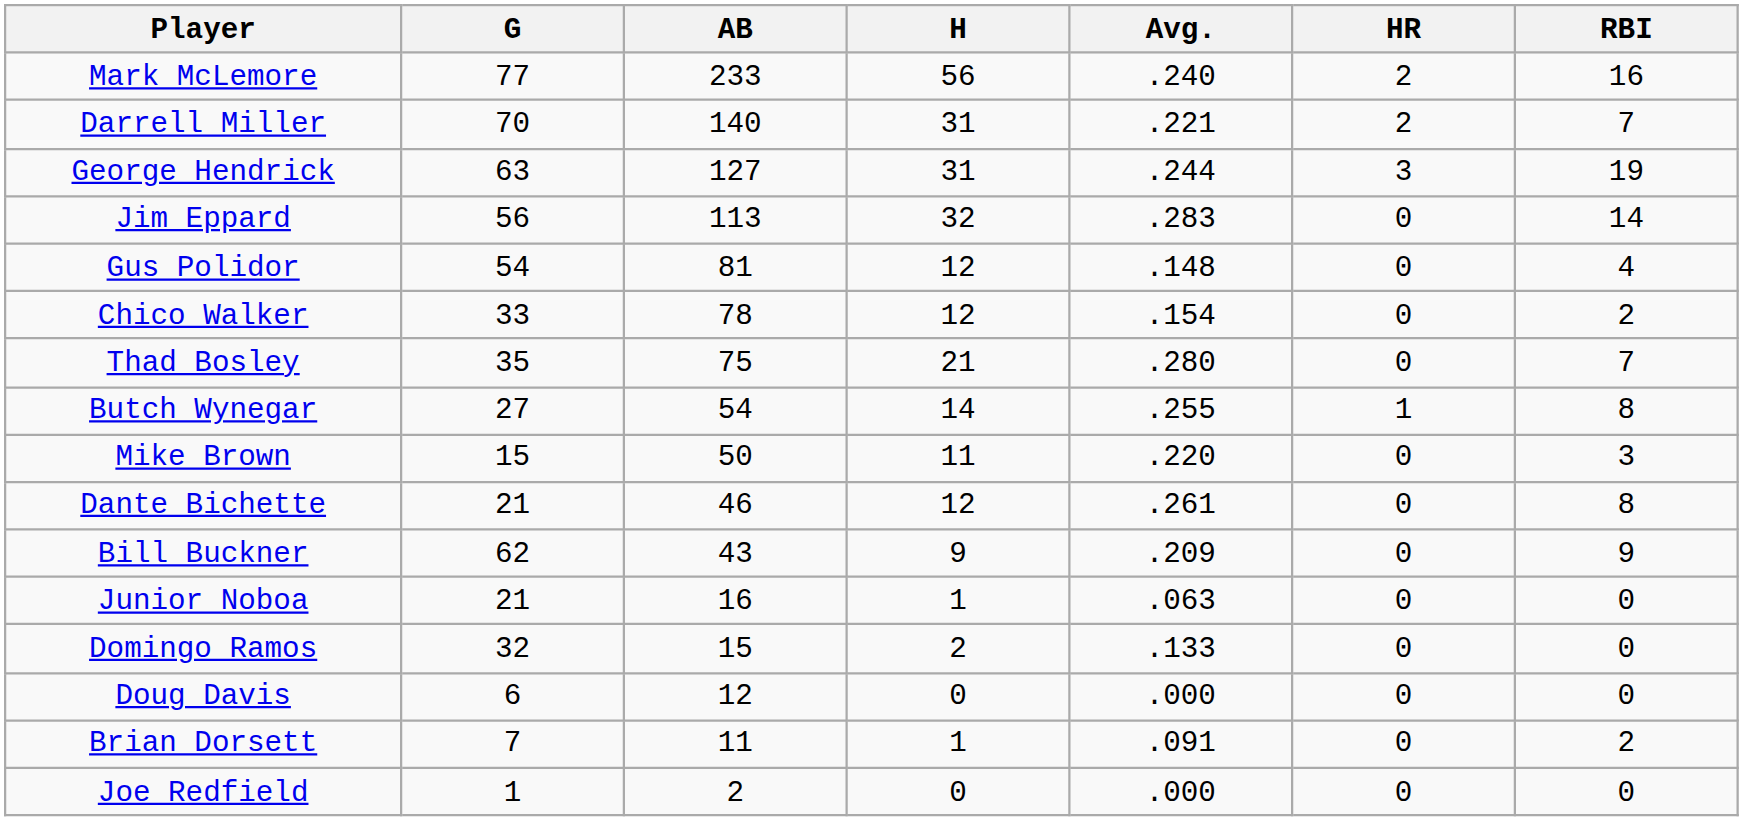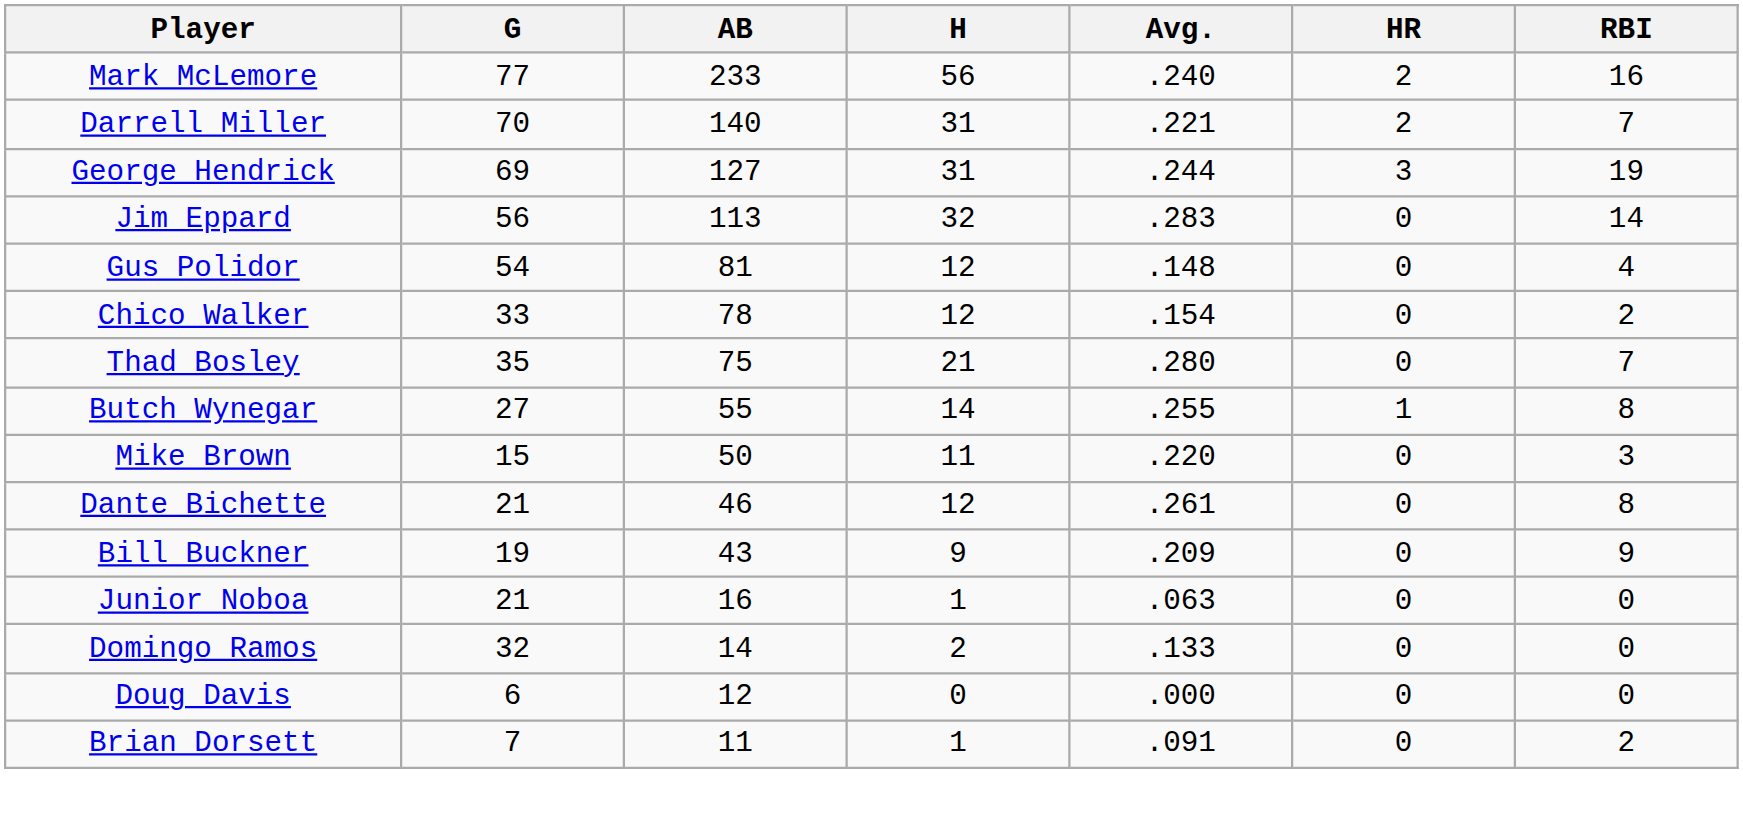(513, 172) 63 -> (513, 172) 69
(735, 410) 54 -> (735, 410) 55
(513, 553) 62 -> (513, 553) 19
(735, 649) 15 -> (735, 649) 14
- row: (203, 792)
